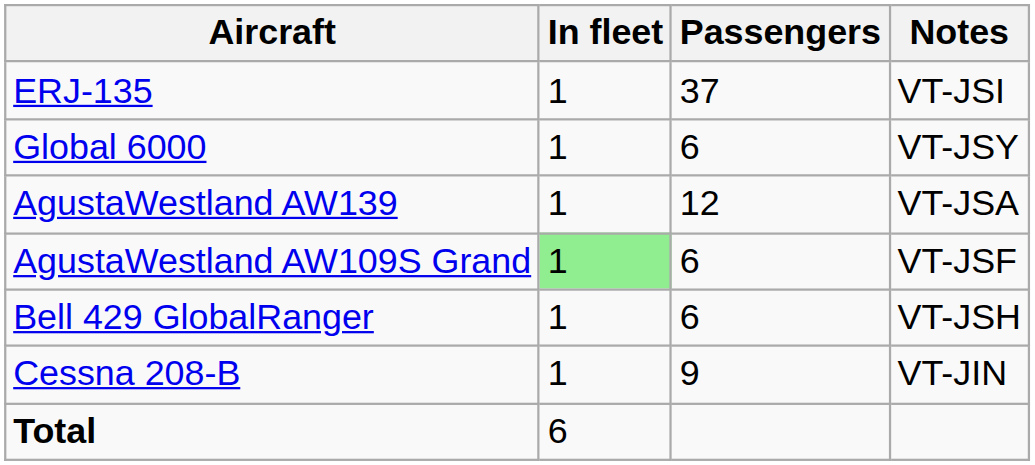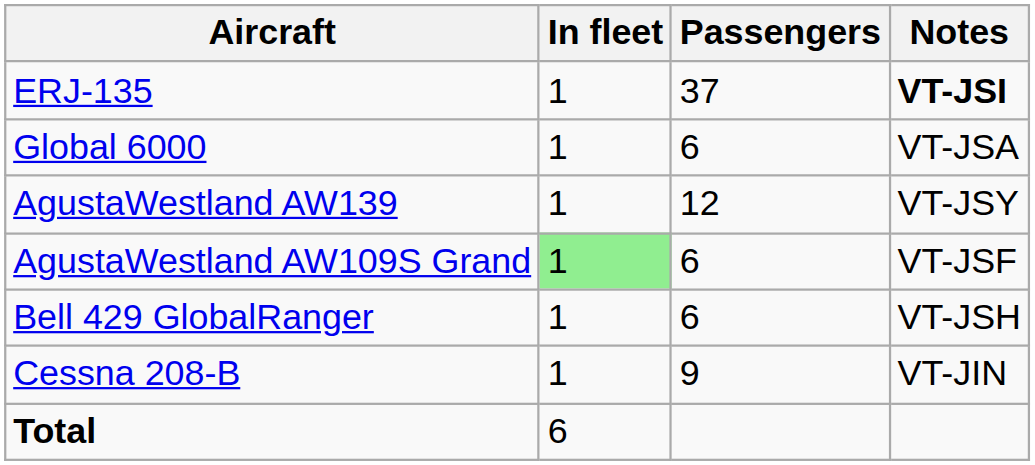(951, 89) normal -> (952, 89) bold
(958, 146) VT-JSY -> (958, 146) VT-JSA
(958, 203) VT-JSA -> (958, 203) VT-JSY
